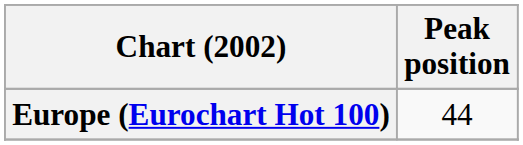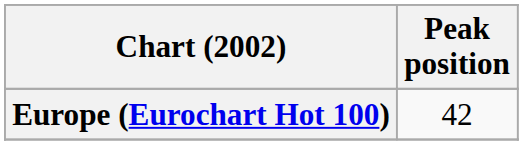(457, 113) 44 -> (457, 113) 42
